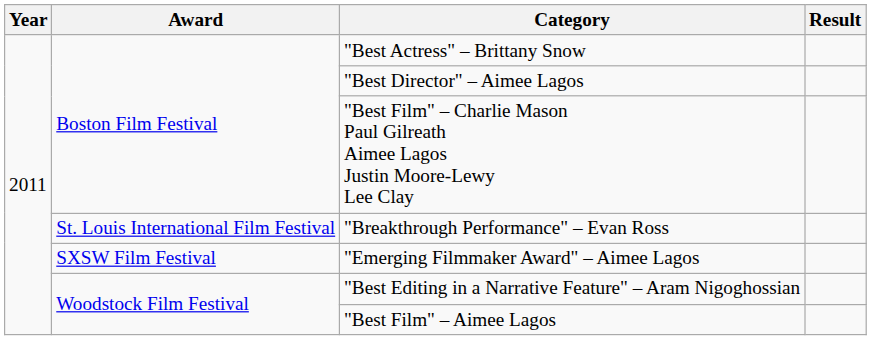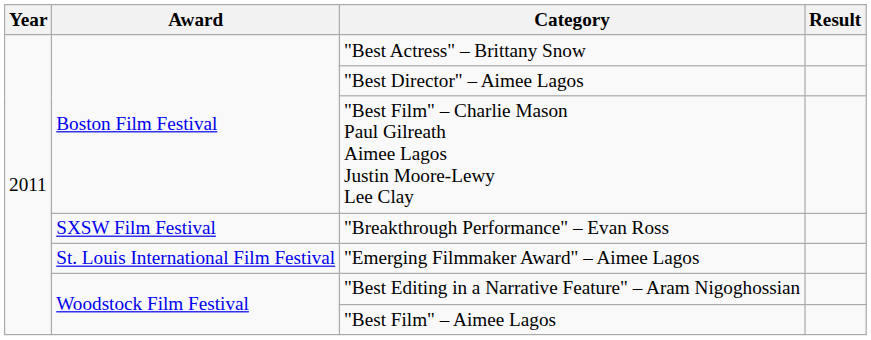(196, 227) St. Louis International Film Festival -> (136, 227) SXSW Film Festival
(136, 258) SXSW Film Festival -> (196, 258) St. Louis International Film Festival
